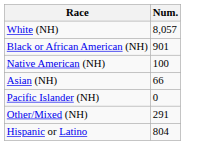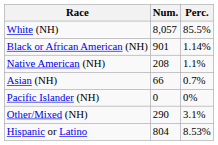+ column: (197, 13)
(161, 64) 100 -> (161, 64) 208
(161, 115) 291 -> (161, 115) 290
